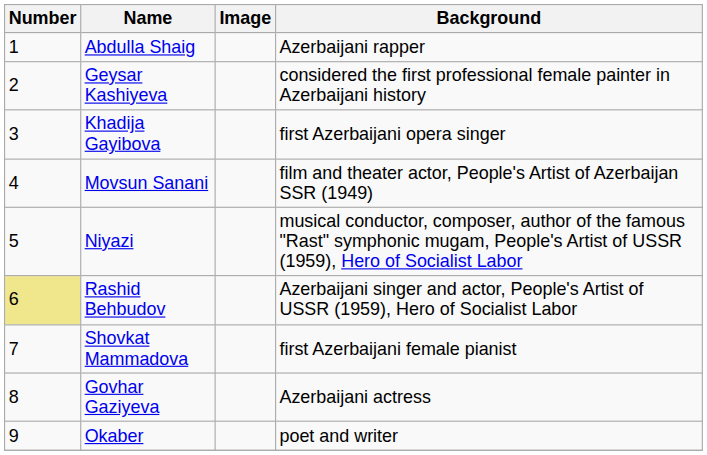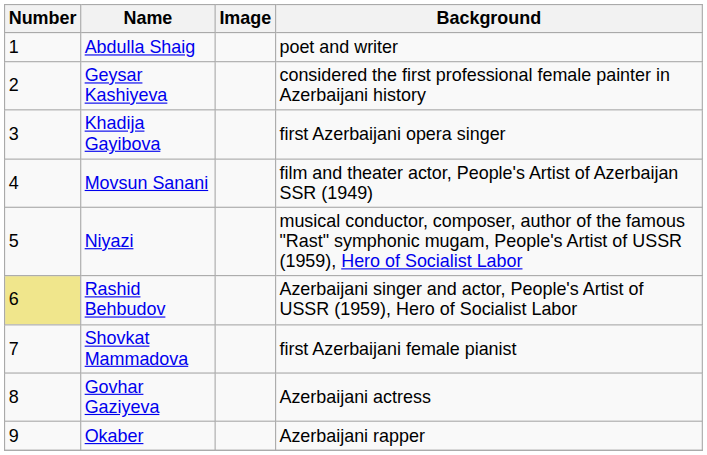(352, 47) Azerbaijani rapper -> (339, 47) poet and writer
(339, 435) poet and writer -> (352, 435) Azerbaijani rapper
